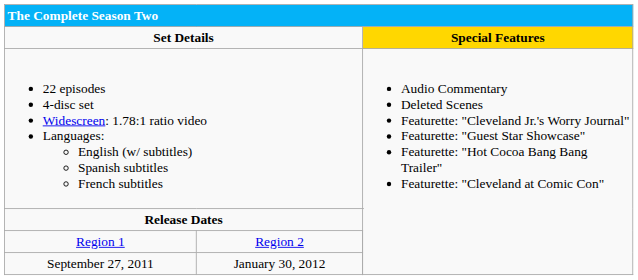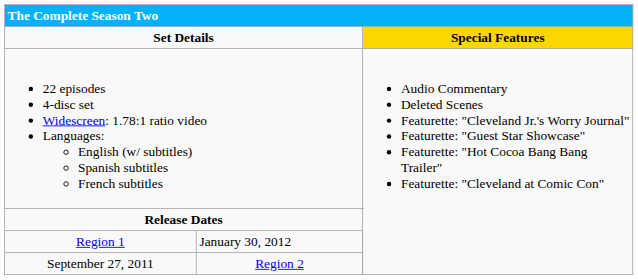(280, 241) Region 2 -> (245, 241) January 30, 2012
(280, 263) January 30, 2012 -> (280, 263) Region 2
